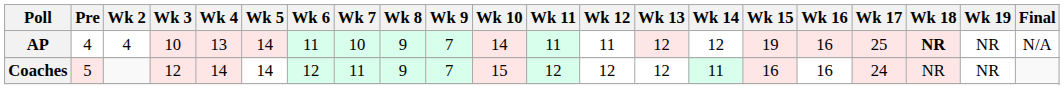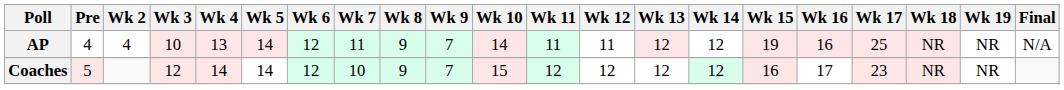(311, 44) 11 -> (311, 44) 12
(357, 44) 10 -> (357, 44) 11
(933, 44) bold -> (933, 44) normal
(357, 70) 11 -> (357, 70) 10
(716, 70) 11 -> (716, 70) 12
(825, 70) 16 -> (825, 70) 17
(879, 70) 24 -> (879, 70) 23
